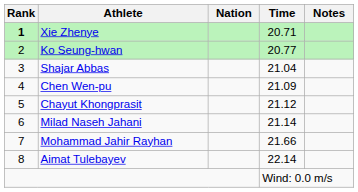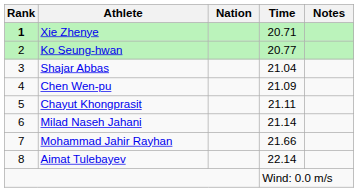(282, 104) 21.12 -> (282, 104) 21.11
